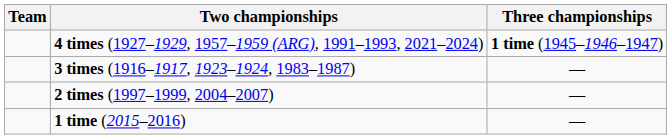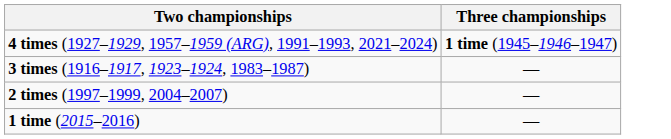- column: (27, 17)
